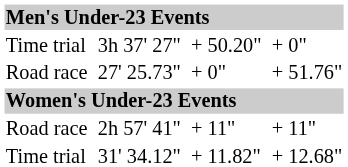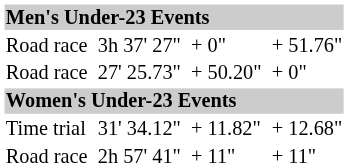(46, 45) Time trial -> (47, 45) Road race
(226, 45) + 50.20" -> (209, 45) + 0"
(289, 45) + 0" -> (307, 45) + 51.76"
(209, 72) + 0" -> (226, 72) + 50.20"
(307, 72) + 51.76" -> (289, 72) + 0"
rows swapped: (139, 128) <-> (139, 156)
